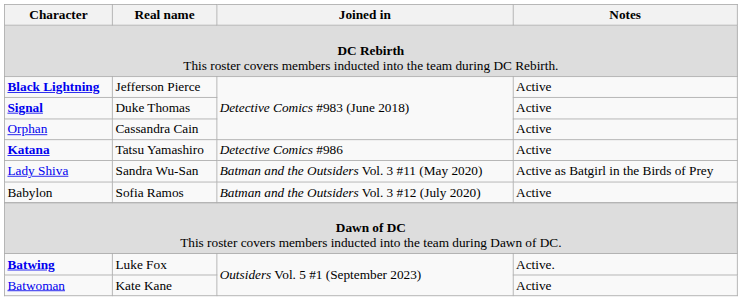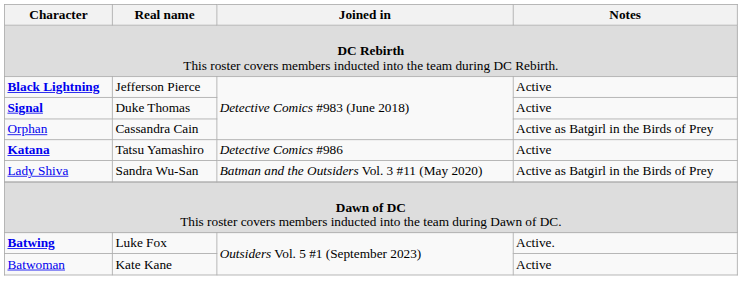(534, 129) Active -> (615, 129) Active as Batgirl in the Birds of Prey
- row: (30, 192)
